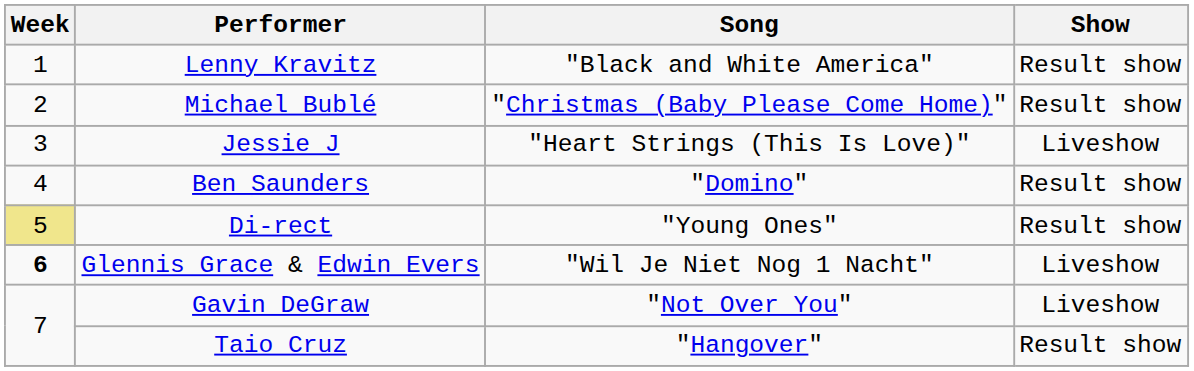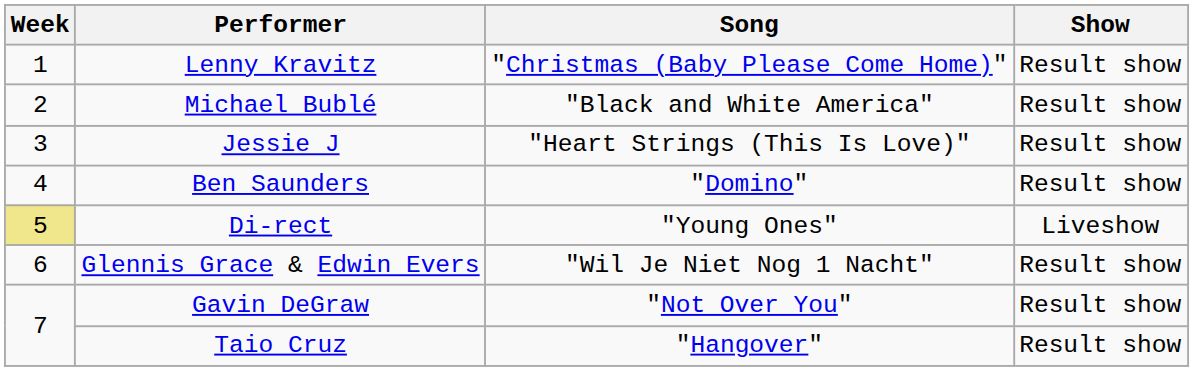(749, 65) "Black and White America" -> (749, 65) "Christmas (Baby Please Come Home)"
(749, 105) "Christmas (Baby Please Come Home)" -> (749, 105) "Black and White America"
(1100, 145) Liveshow -> (1100, 145) Result show
(1100, 225) Result show -> (1100, 225) Liveshow
(40, 265) bold -> (40, 265) normal
(1100, 265) Liveshow -> (1100, 265) Result show
(1100, 305) Liveshow -> (1100, 305) Result show
